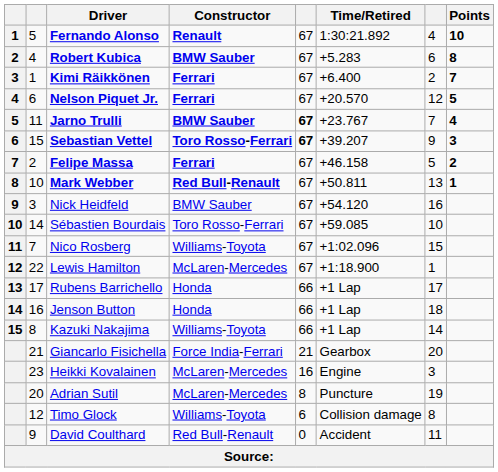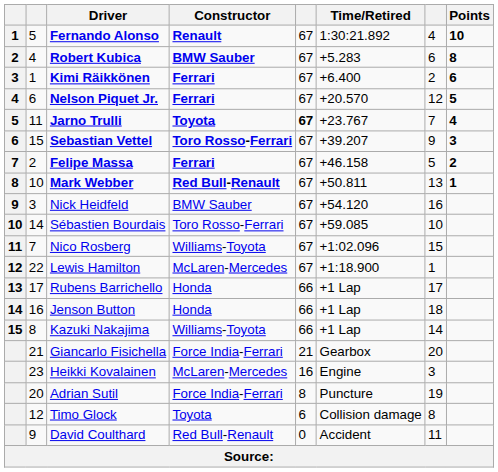(453, 78) 7 -> (453, 78) 6
(214, 120) BMW Sauber -> (194, 120) Toyota
(306, 141) bold -> (306, 141) normal
(230, 393) McLaren-Mercedes -> (228, 393) Force India-Ferrari
(219, 414) Williams-Toyota -> (192, 414) Toyota
